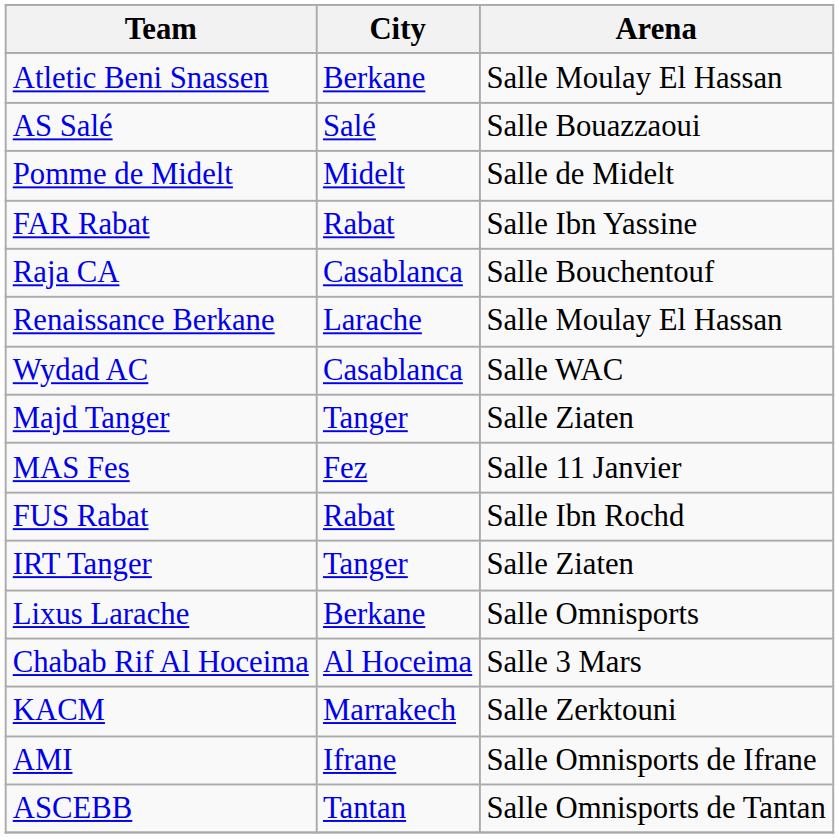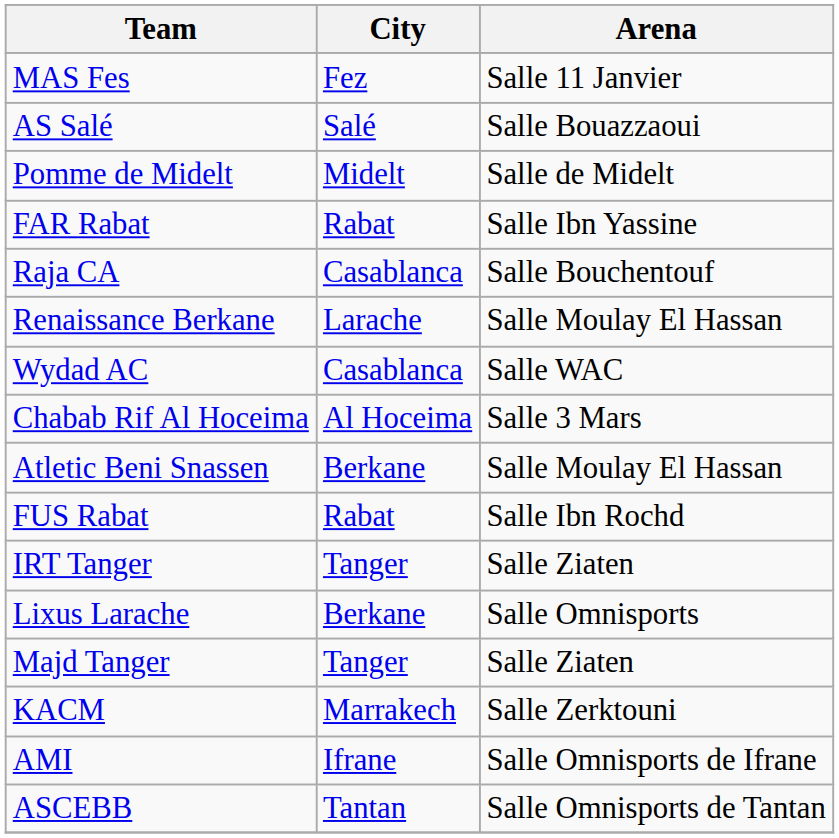rows swapped: (141, 77) <-> (71, 467)
rows swapped: (91, 418) <-> (161, 662)
